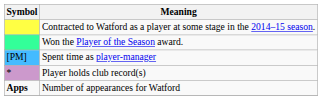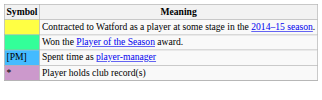- row: (111, 88)
